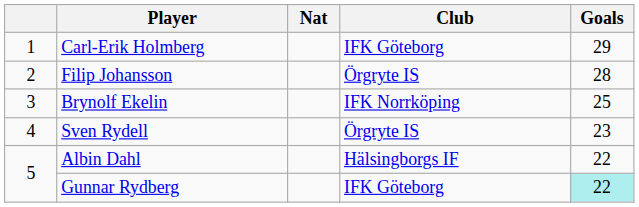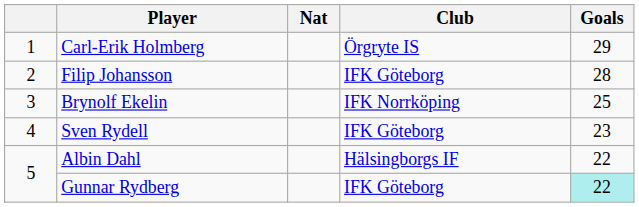(394, 46) IFK Göteborg -> (382, 46) Örgryte IS
(382, 74) Örgryte IS -> (394, 74) IFK Göteborg
(382, 131) Örgryte IS -> (394, 131) IFK Göteborg
